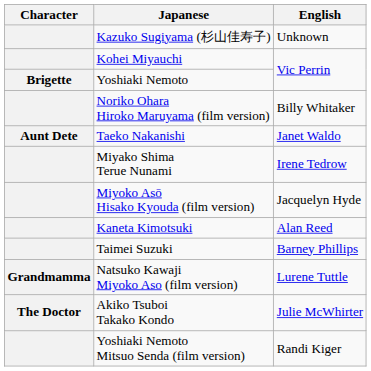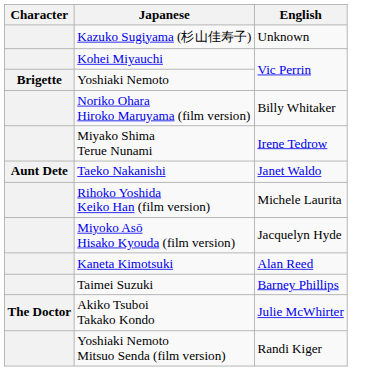rows swapped: (135, 164) <-> (141, 136)
+ row: (144, 199)
- row: (167, 277)
